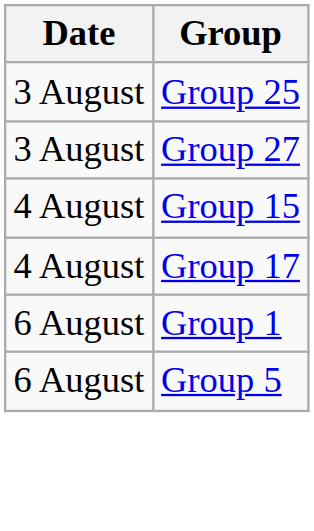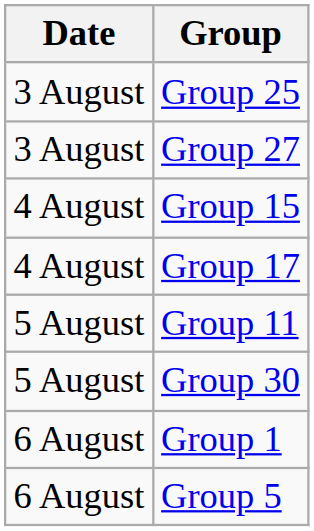+ row: (230, 322)
+ row: (231, 380)
